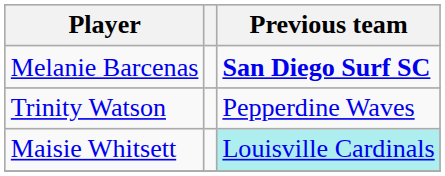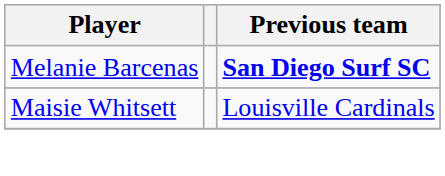- row: (88, 107)
(329, 149) paleturquoise background -> (329, 107) no background
